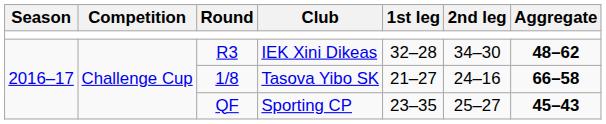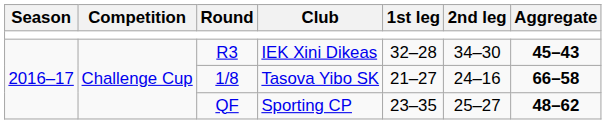(556, 52) 48–62 -> (556, 52) 45–43
(556, 105) 45–43 -> (556, 105) 48–62
